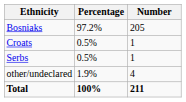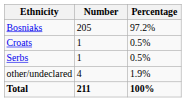columns swapped: (154, 12) <-> (101, 12)
